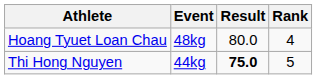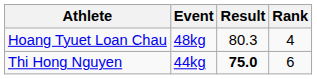(243, 40) 80.0 -> (243, 40) 80.3
(290, 63) 5 -> (290, 63) 6
